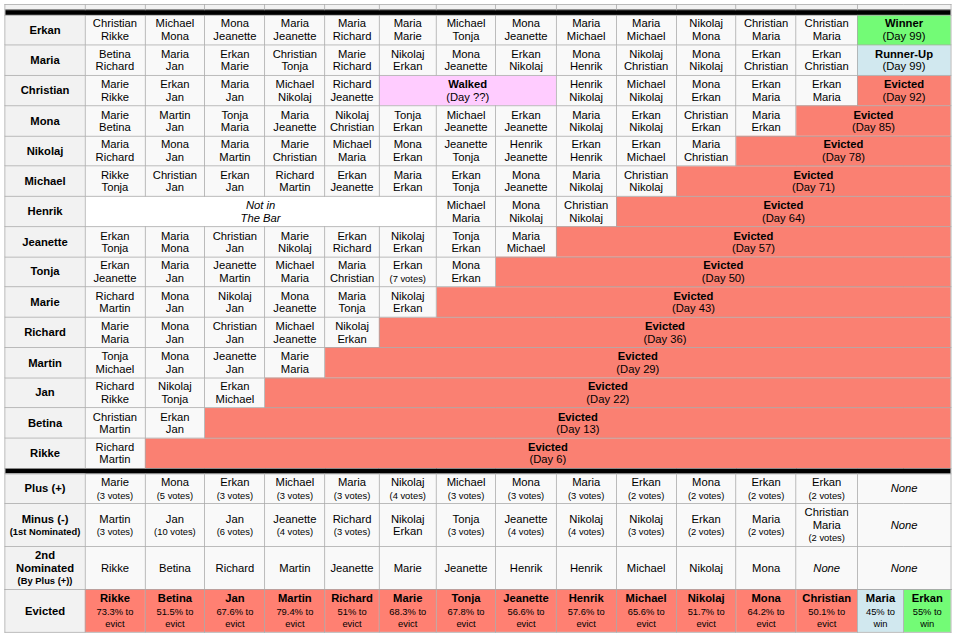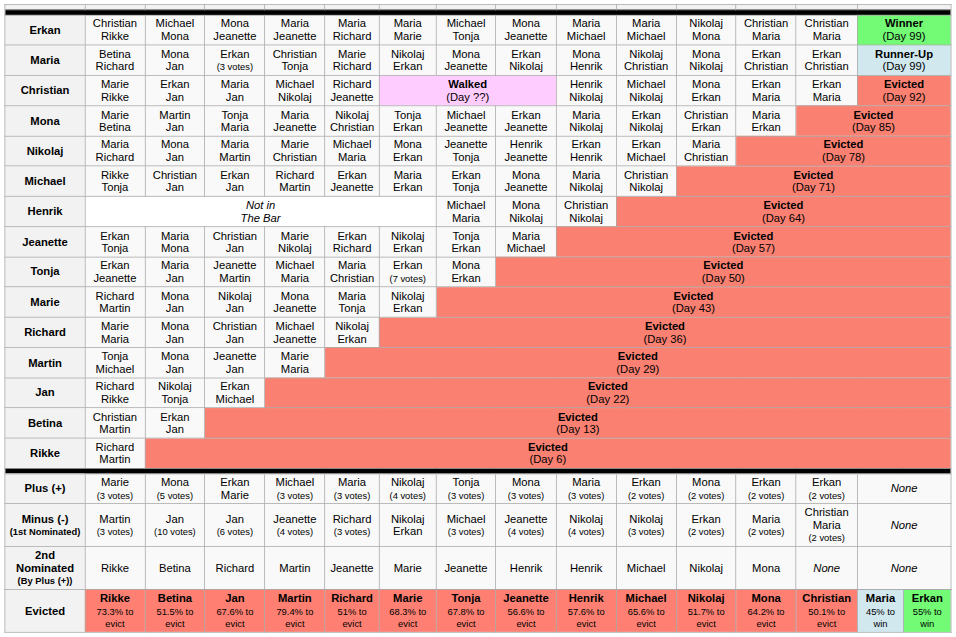(175, 61) Maria Jan -> (175, 61) Mona Jan
(235, 61) Erkan Marie -> (235, 61) Erkan (3 votes)
(235, 489) Erkan (3 votes) -> (235, 489) Erkan Marie
(466, 489) Michael (3 votes) -> (466, 489) Tonja (3 votes)
(466, 526) Tonja (3 votes) -> (466, 526) Michael (3 votes)
